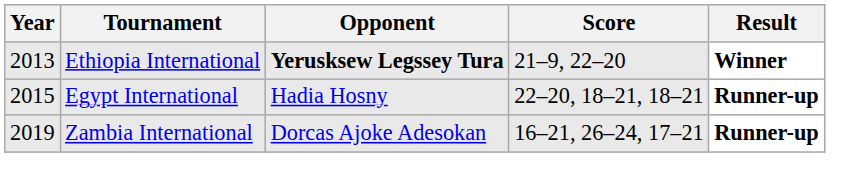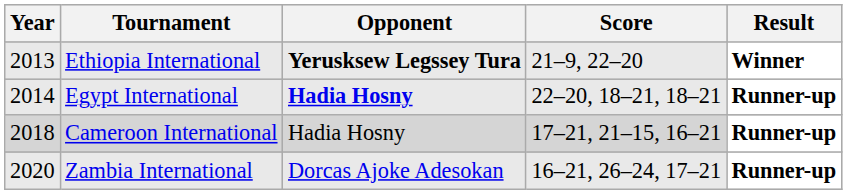(32, 96) 2015 -> (32, 96) 2014
(329, 96) normal -> (350, 96) bold
+ row: (171, 133)
(32, 133) 2019 -> (32, 170) 2020
